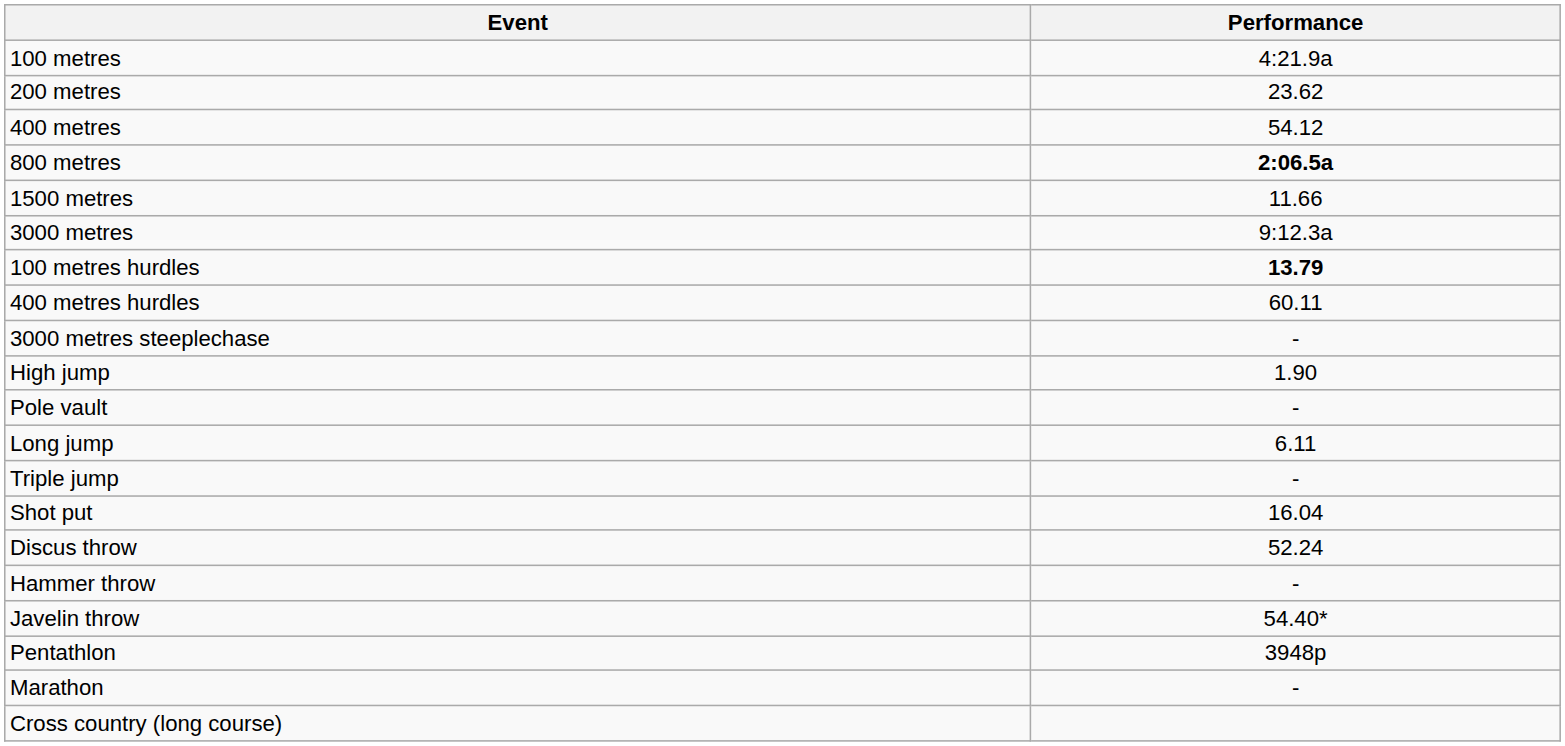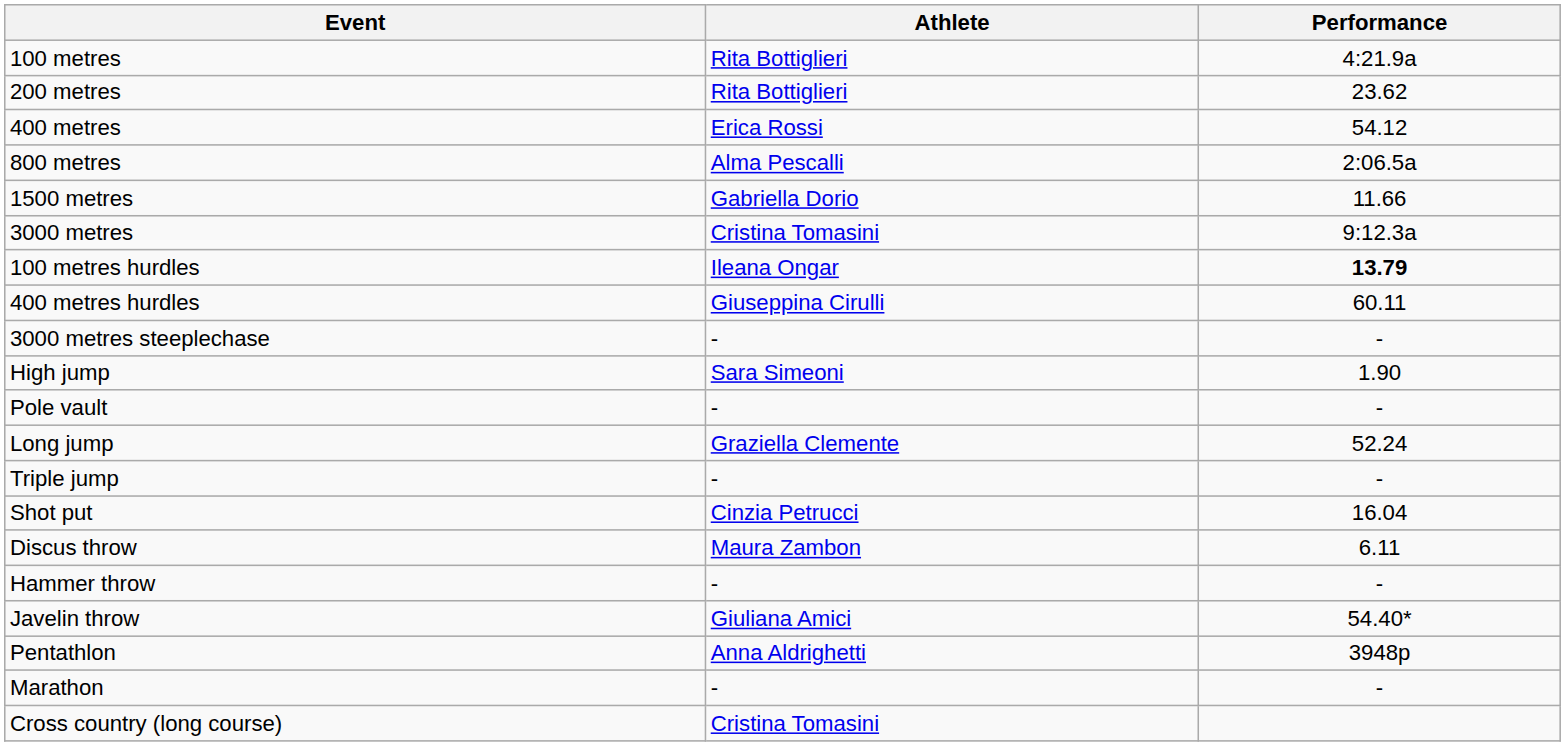+ column: (952, 23)
(1296, 163) bold -> (1380, 163) normal
(1296, 443) 6.11 -> (1380, 443) 52.24
(1296, 548) 52.24 -> (1380, 548) 6.11
